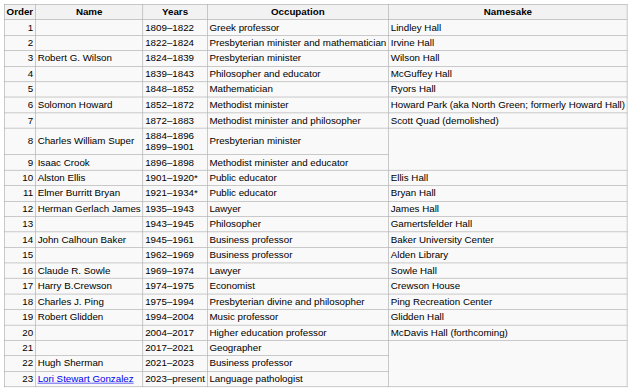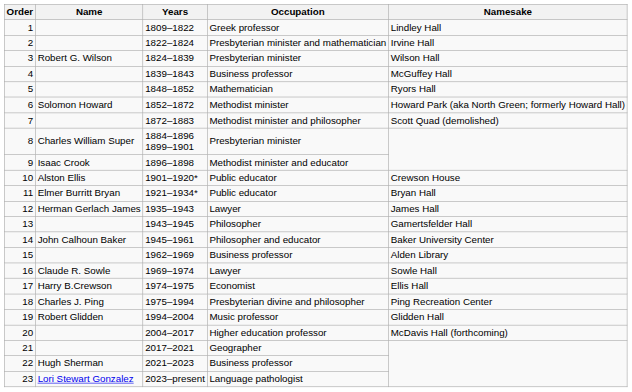(265, 74) Philosopher and educator -> (251, 74) Business professor
(409, 178) Ellis Hall -> (425, 178) Crewson House
(251, 239) Business professor -> (265, 239) Philosopher and educator
(425, 286) Crewson House -> (409, 286) Ellis Hall
